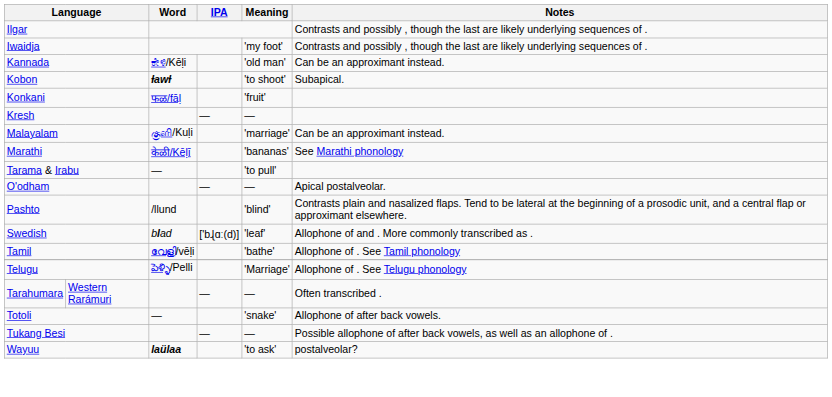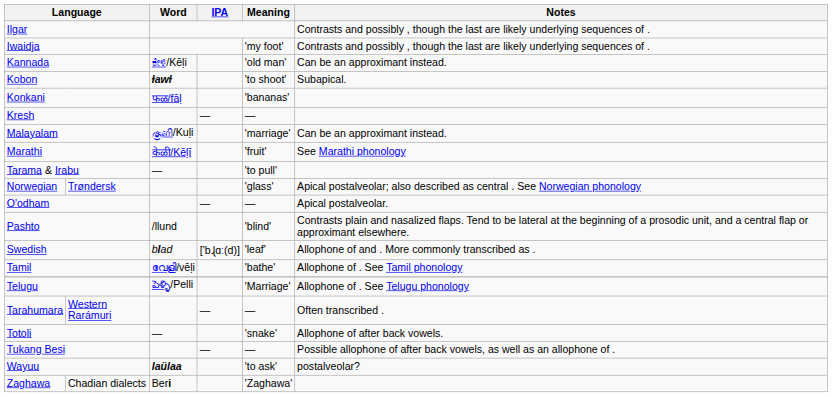(255, 97) 'fruit' -> (267, 97) 'bananas'
(266, 152) 'bananas' -> (256, 152) 'fruit'
+ row: (32, 186)
+ row: (28, 383)
